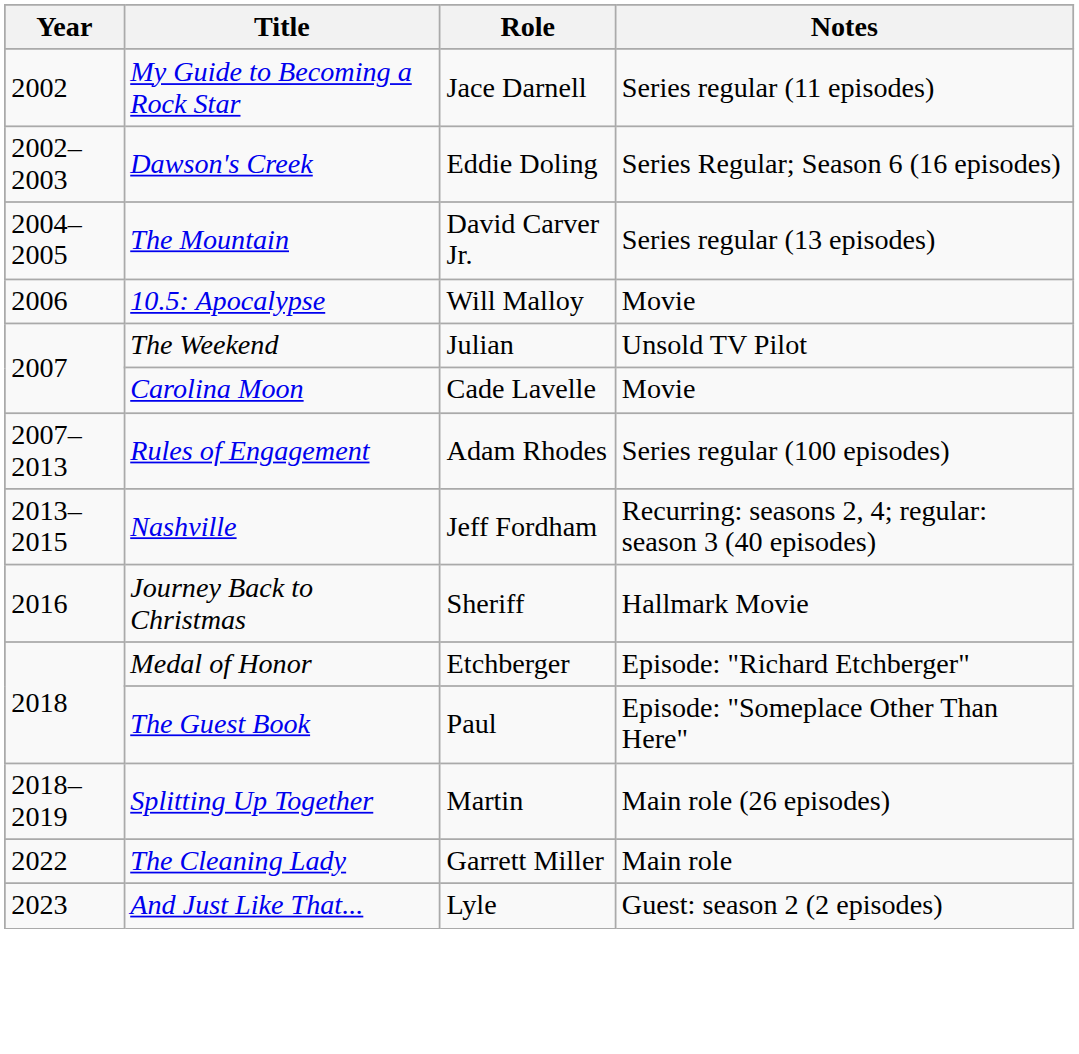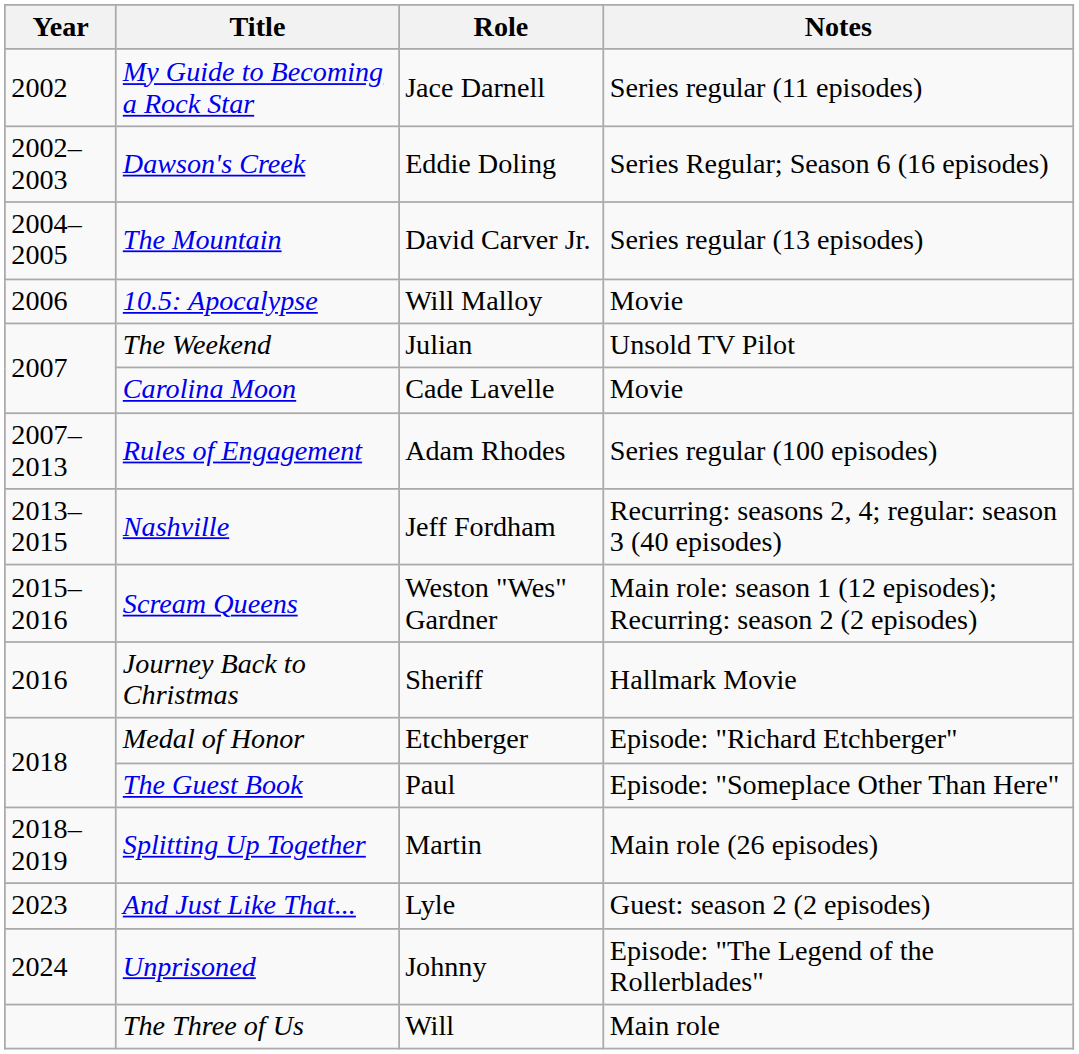+ row: (210, 603)
- row: (238, 860)
+ row: (189, 966)
+ row: (213, 1026)
